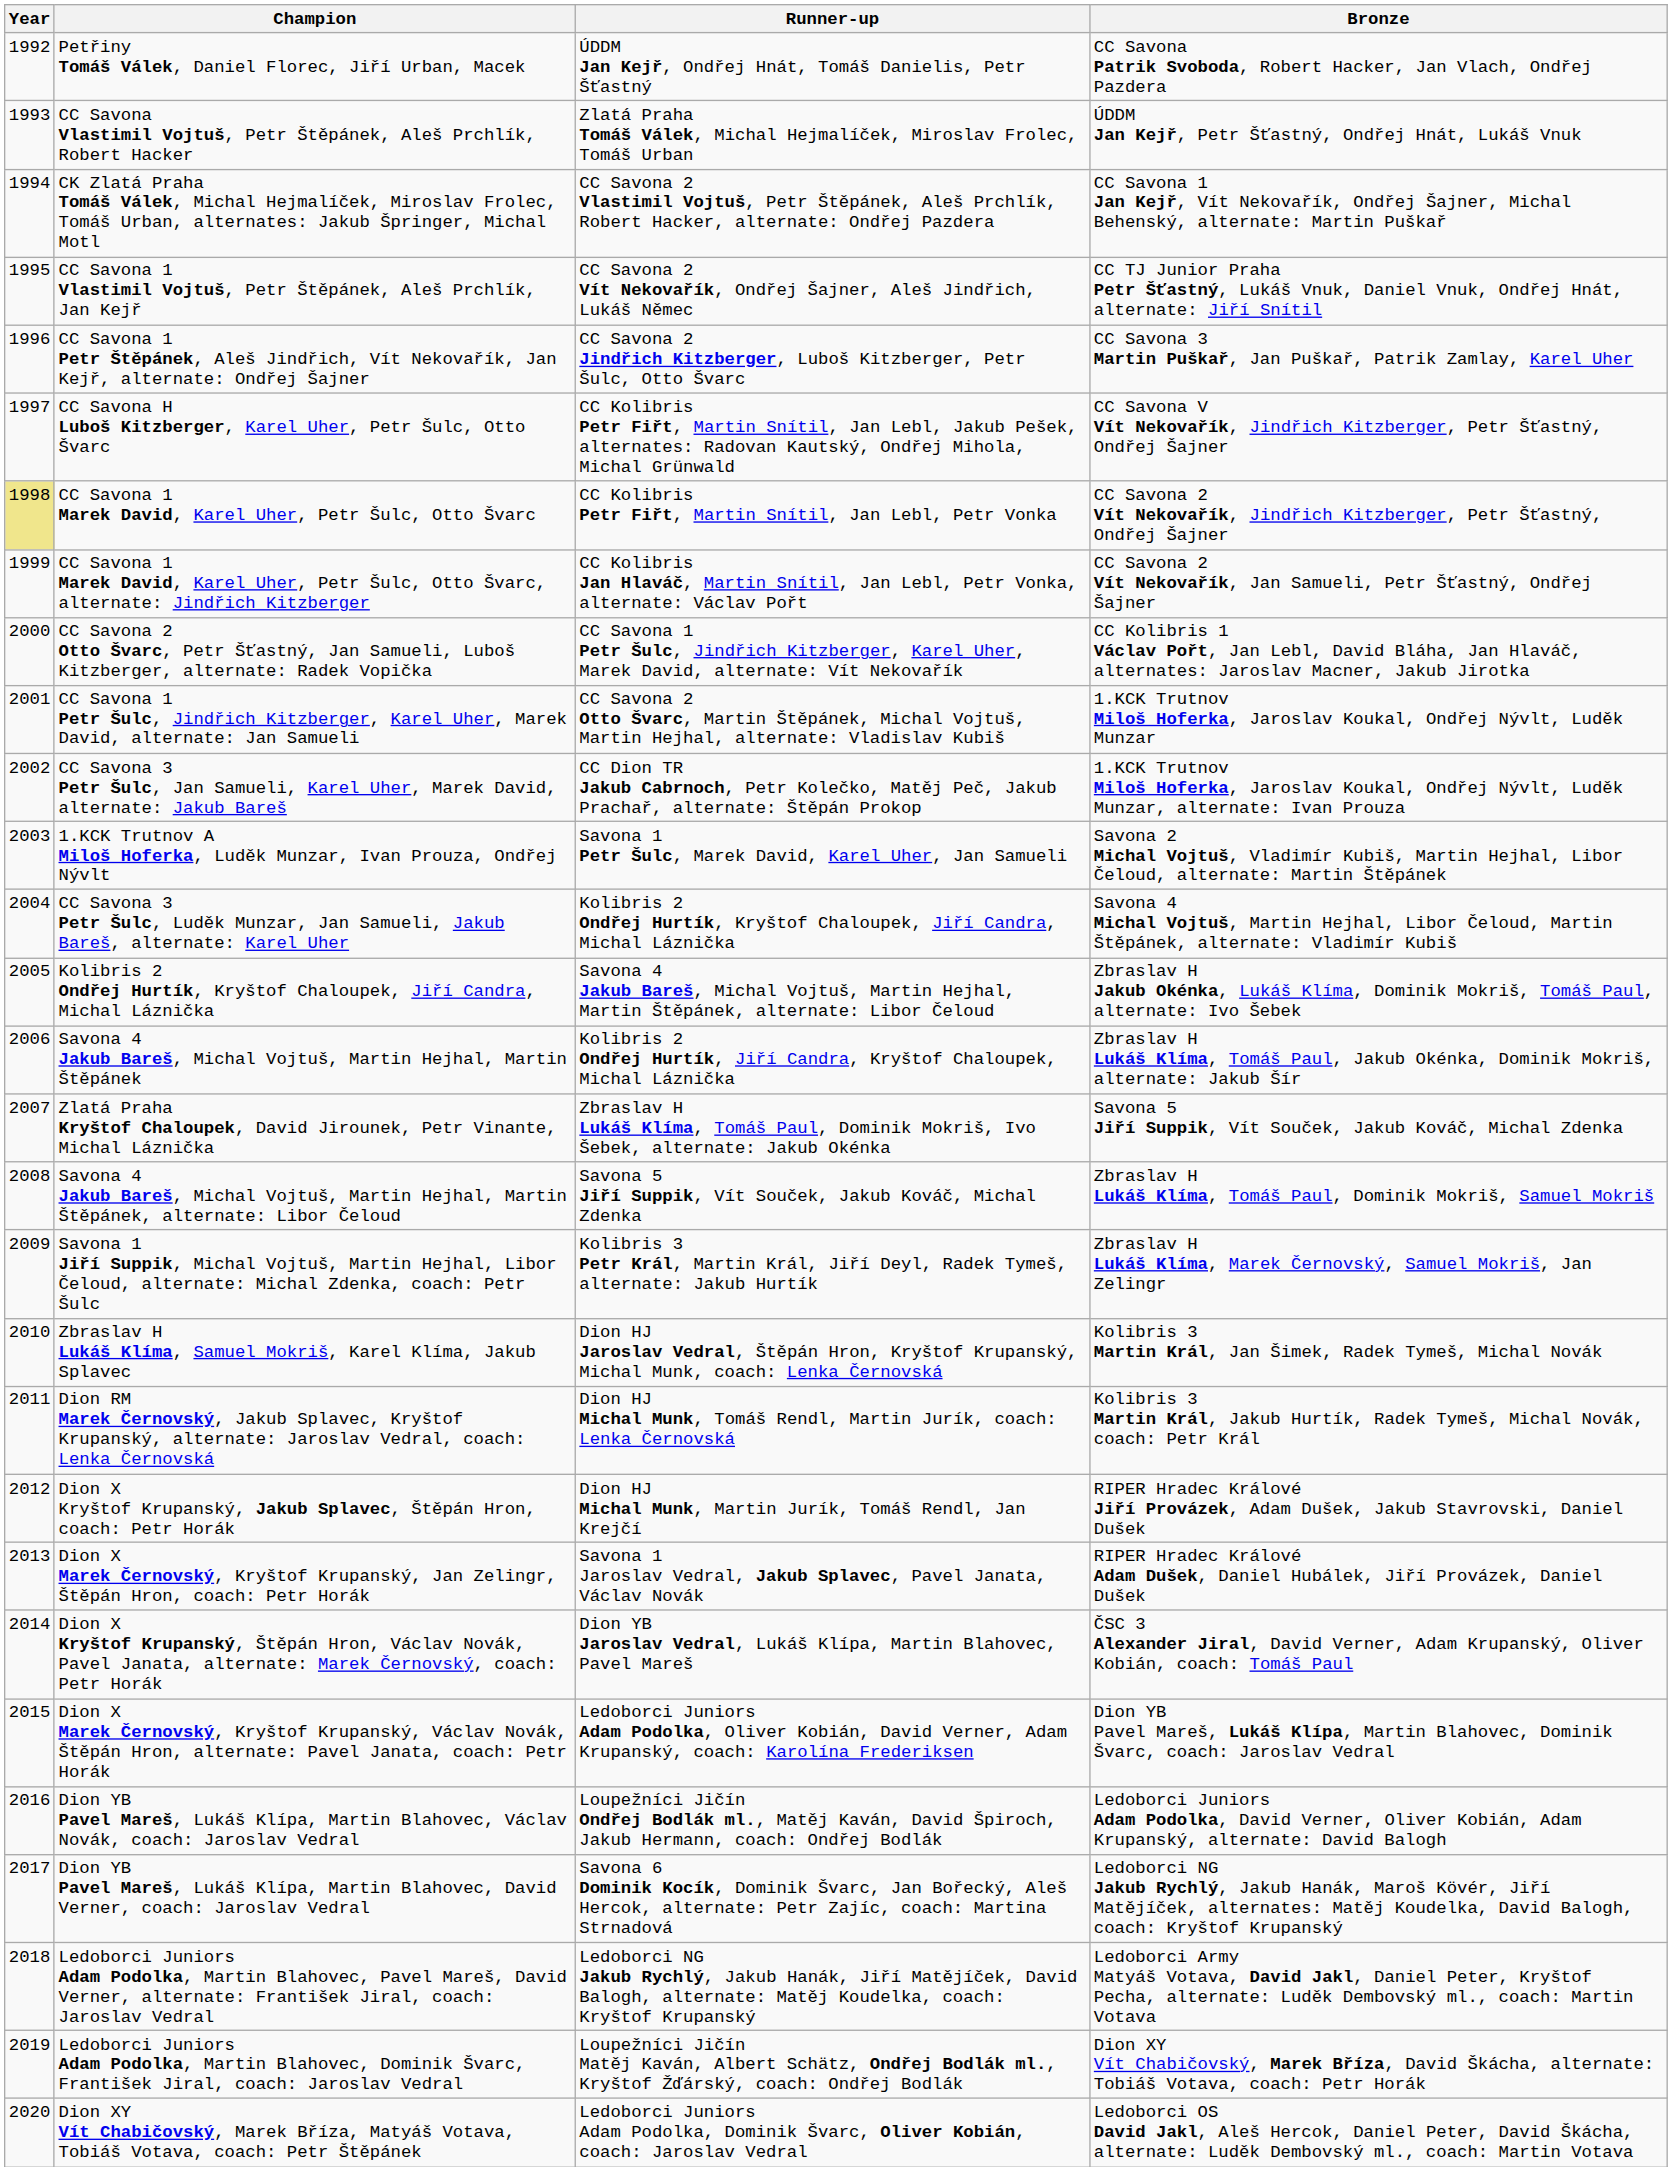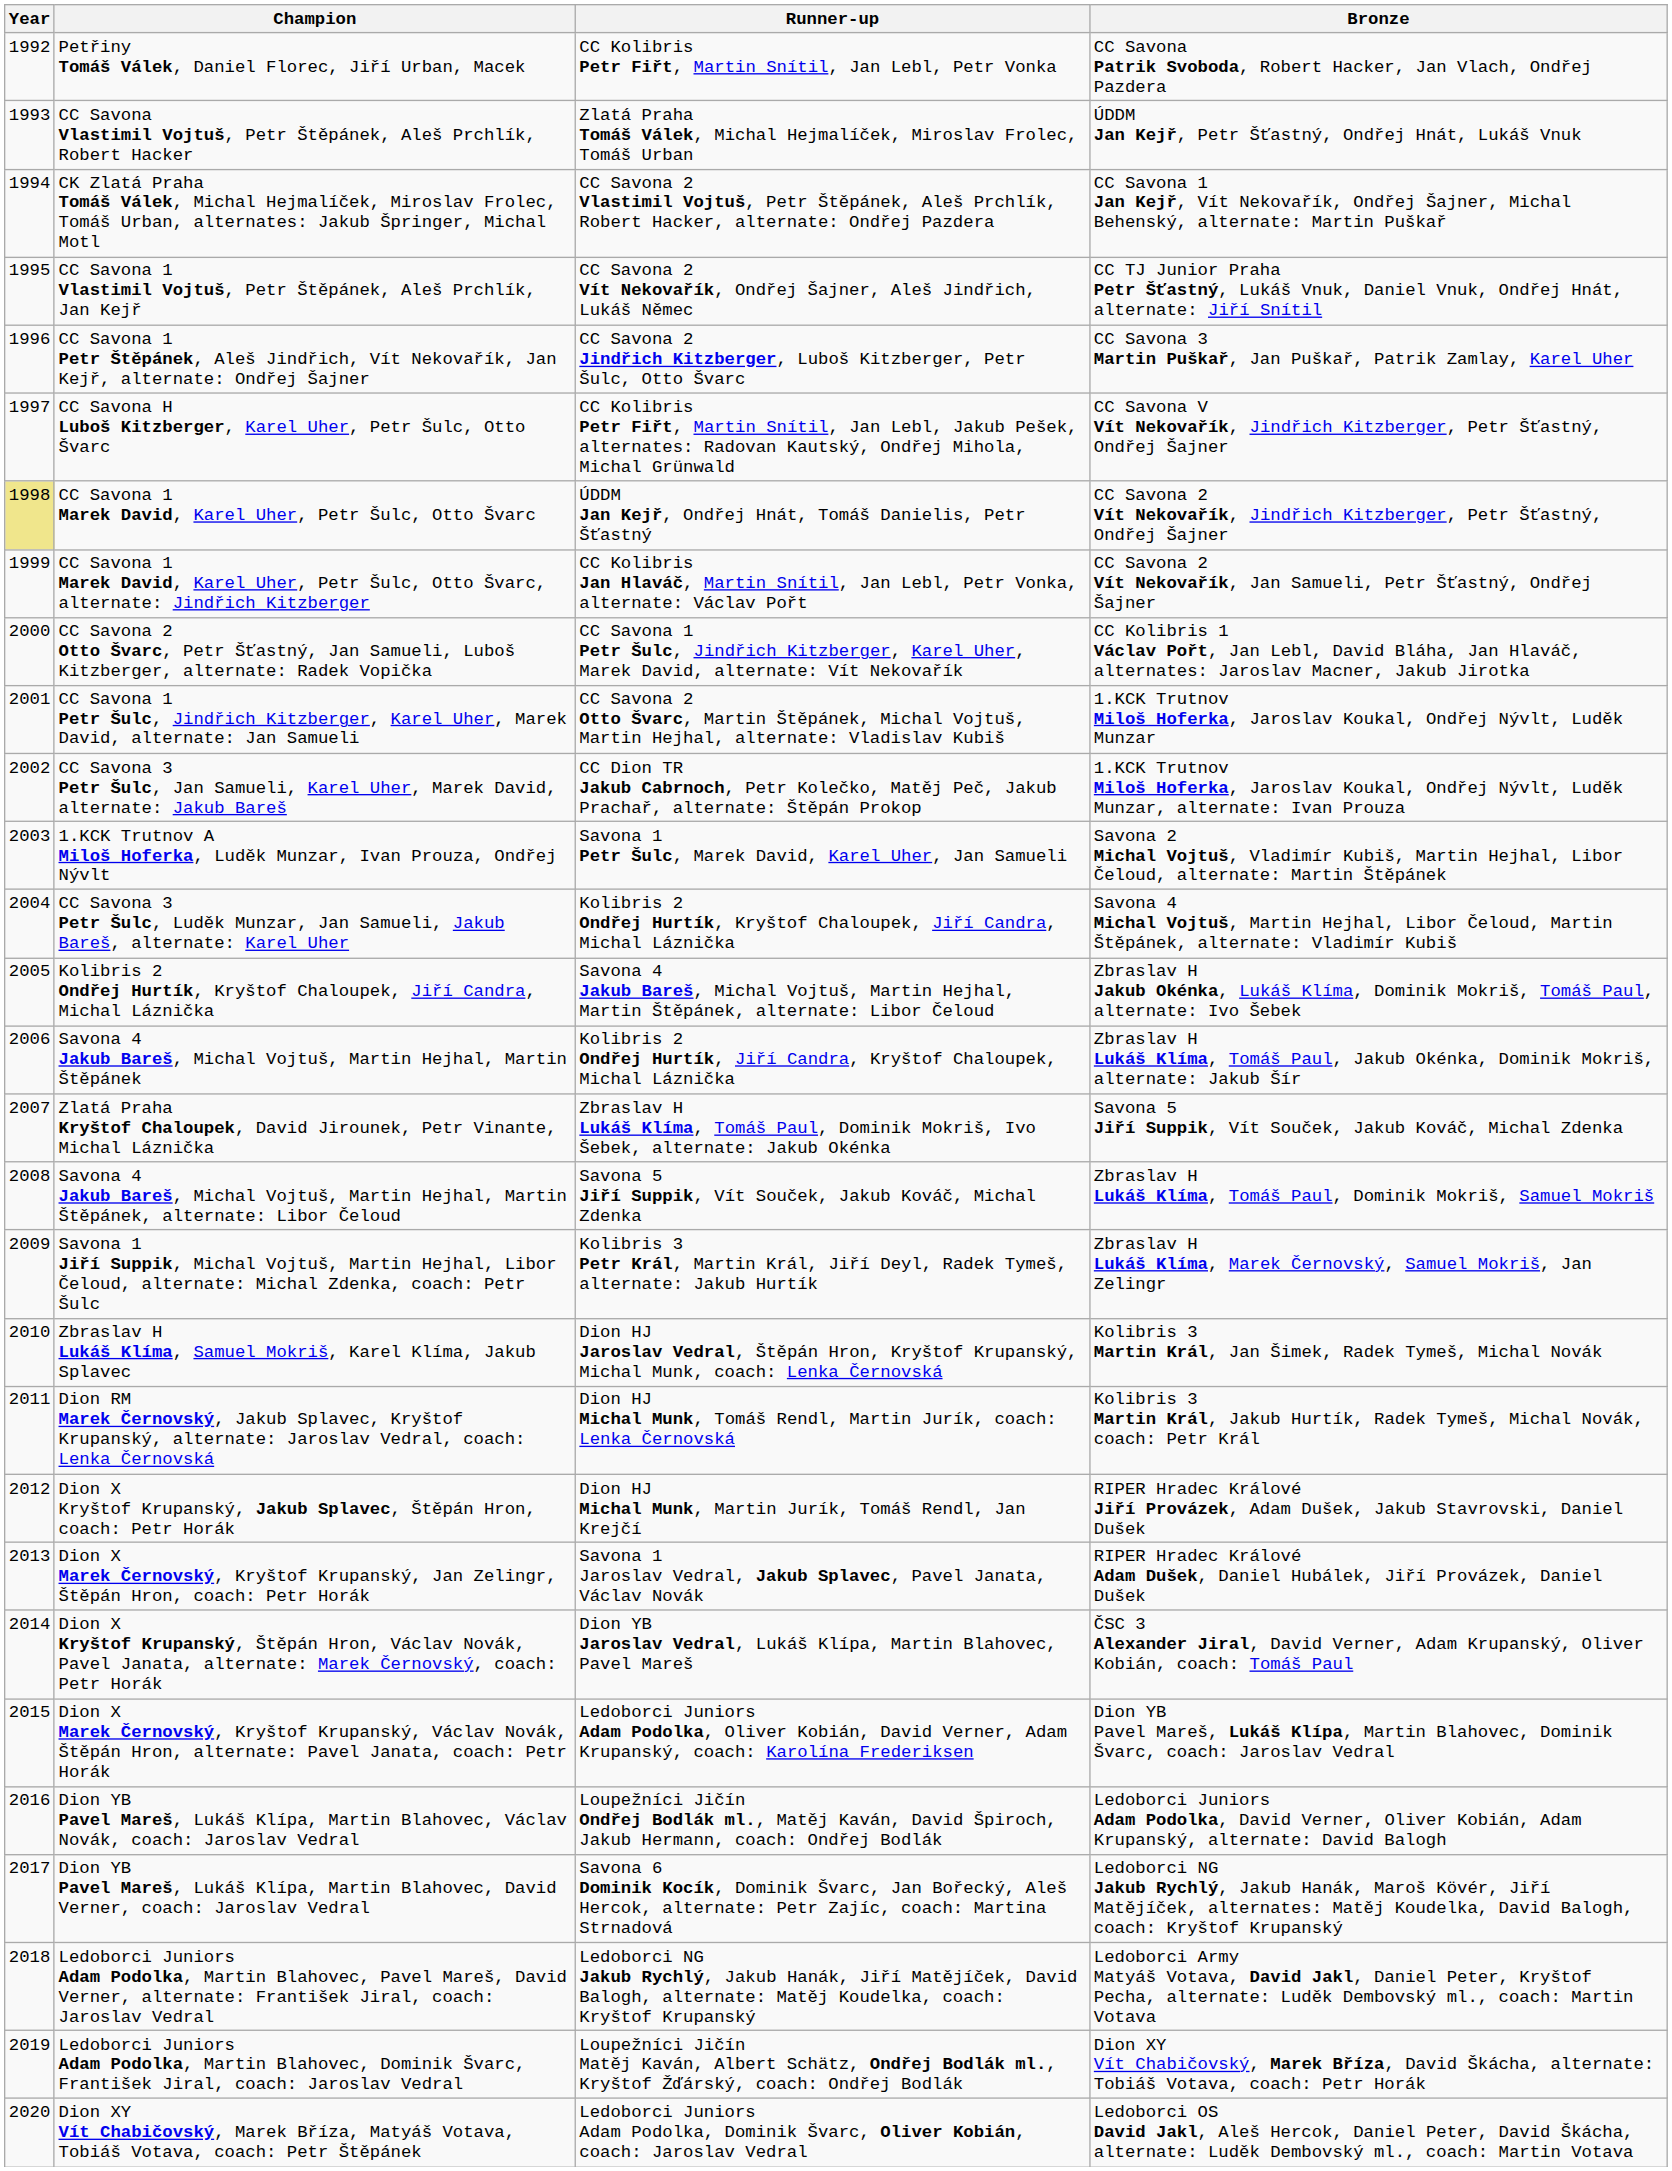(802, 67) ÚDDM Jan Kejř, Ondřej Hnát, Tomáš Danielis, Petr Šťastný -> (818, 57) CC Kolibris Petr Fiřt, Martin Snítil, Jan Lebl, Petr Vonka
(818, 505) CC Kolibris Petr Fiřt, Martin Snítil, Jan Lebl, Petr Vonka -> (802, 515) ÚDDM Jan Kejř, Ondřej Hnát, Tomáš Danielis, Petr Šťastný
